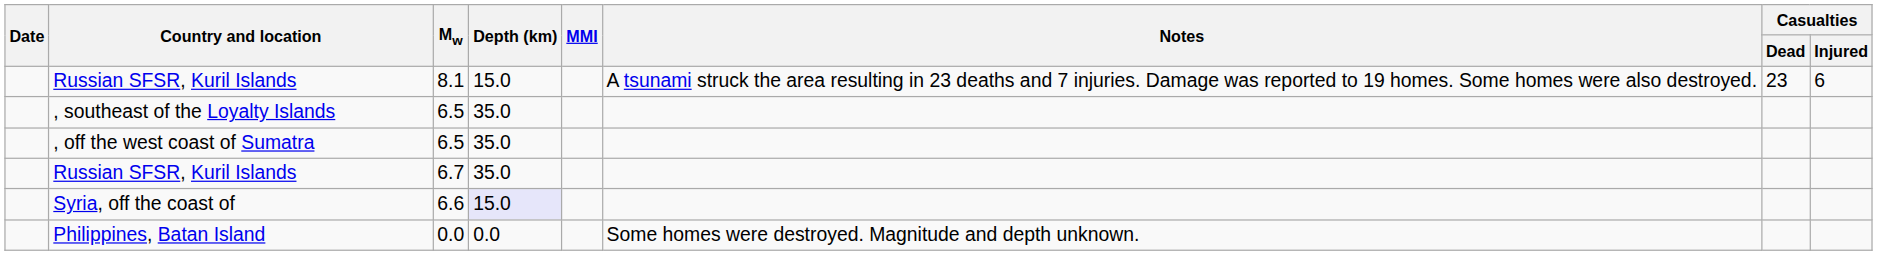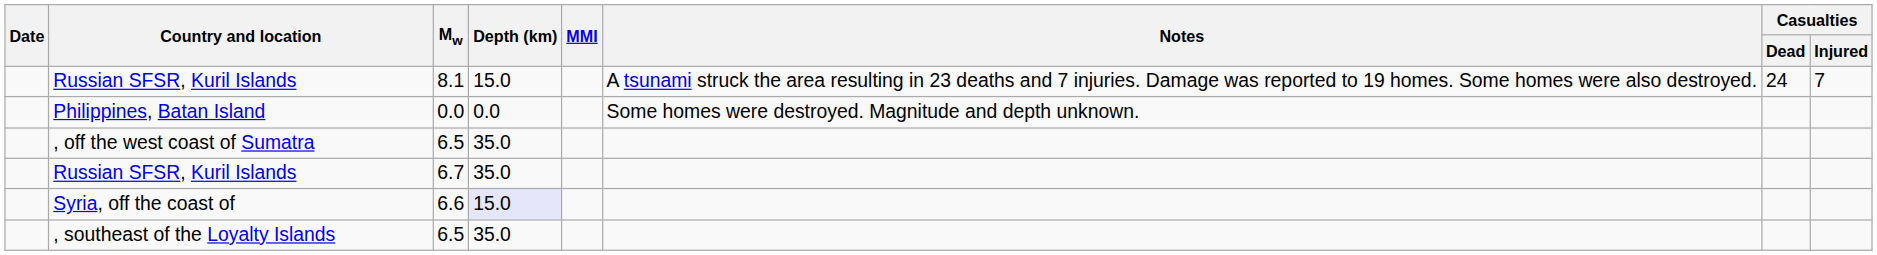(1777, 81) 23 -> (1777, 81) 24
(1820, 81) 6 -> (1820, 81) 7
rows swapped: (159, 234) <-> (194, 111)
